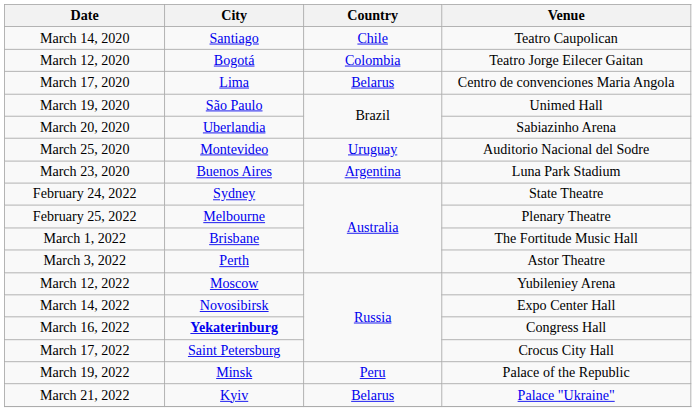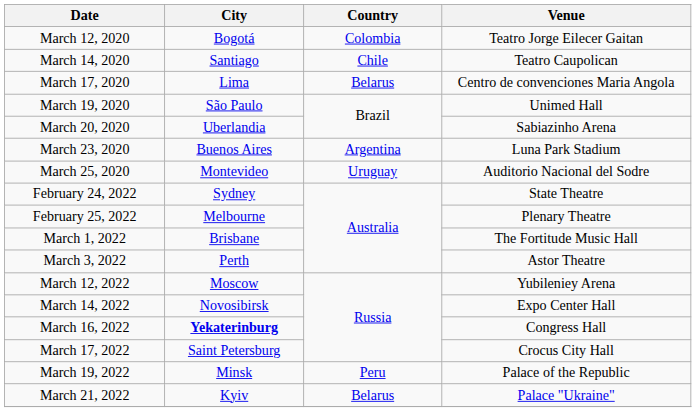rows swapped: (85, 60) <-> (85, 37)
rows swapped: (85, 171) <-> (85, 149)
